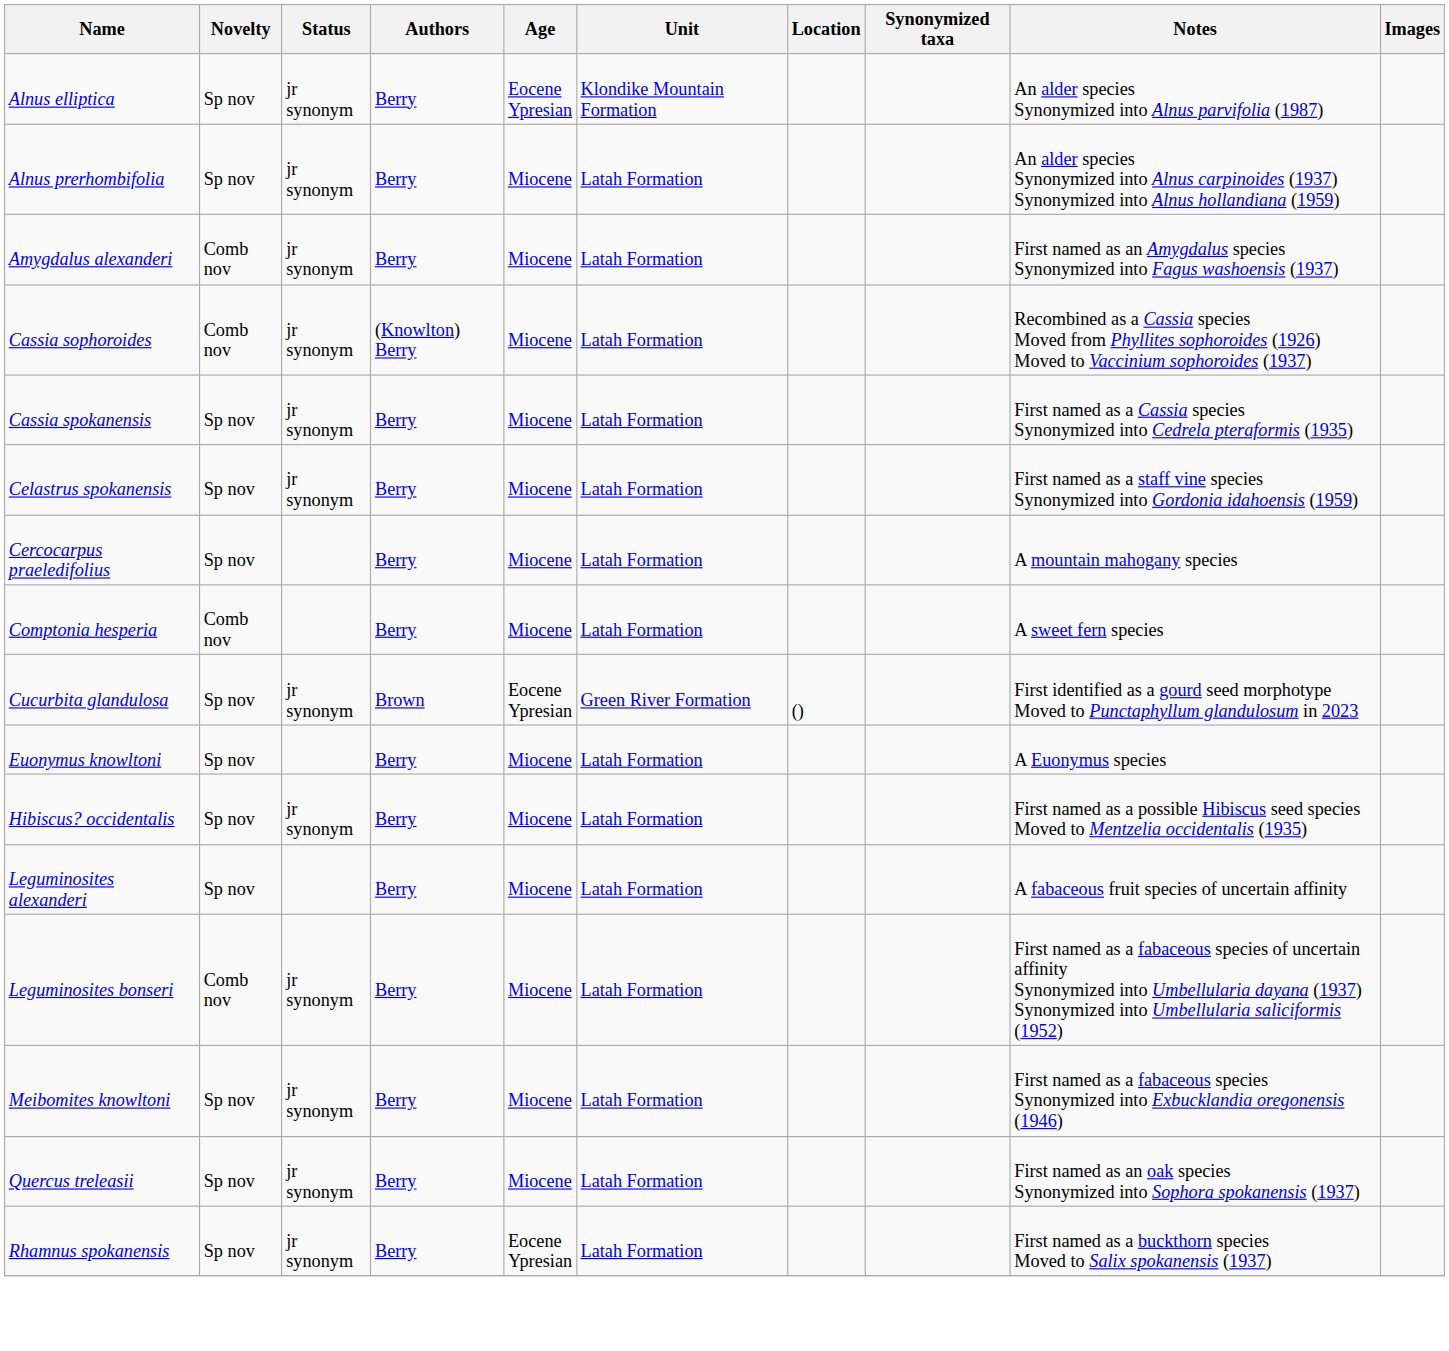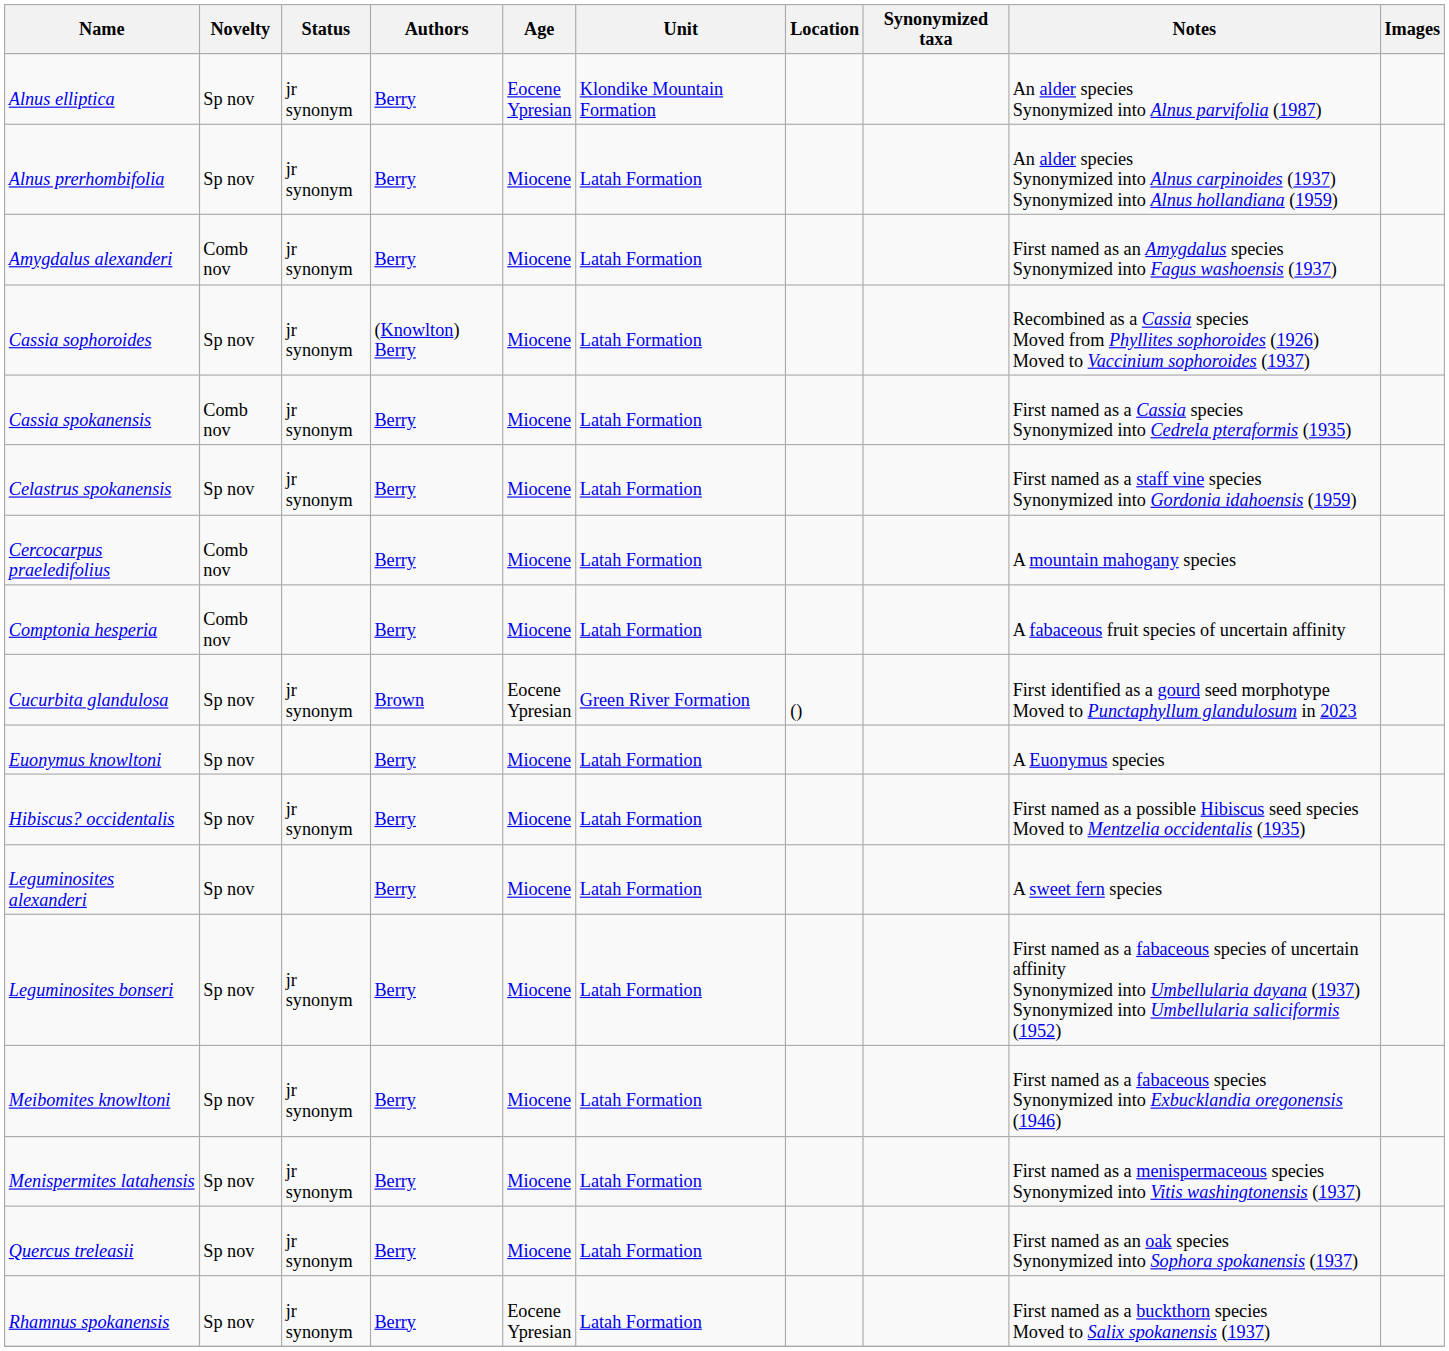(226, 339) Comb nov -> (229, 339) Sp nov
(229, 420) Sp nov -> (226, 420) Comb nov
(229, 560) Sp nov -> (226, 560) Comb nov
(1089, 630) A sweet fern species -> (1179, 630) A fabaceous fruit species of uncertain affinity
(1181, 889) A fabaceous fruit species of uncertain affinity -> (1087, 889) A sweet fern species
(226, 990) Comb nov -> (229, 990) Sp nov
+ row: (102, 1181)
